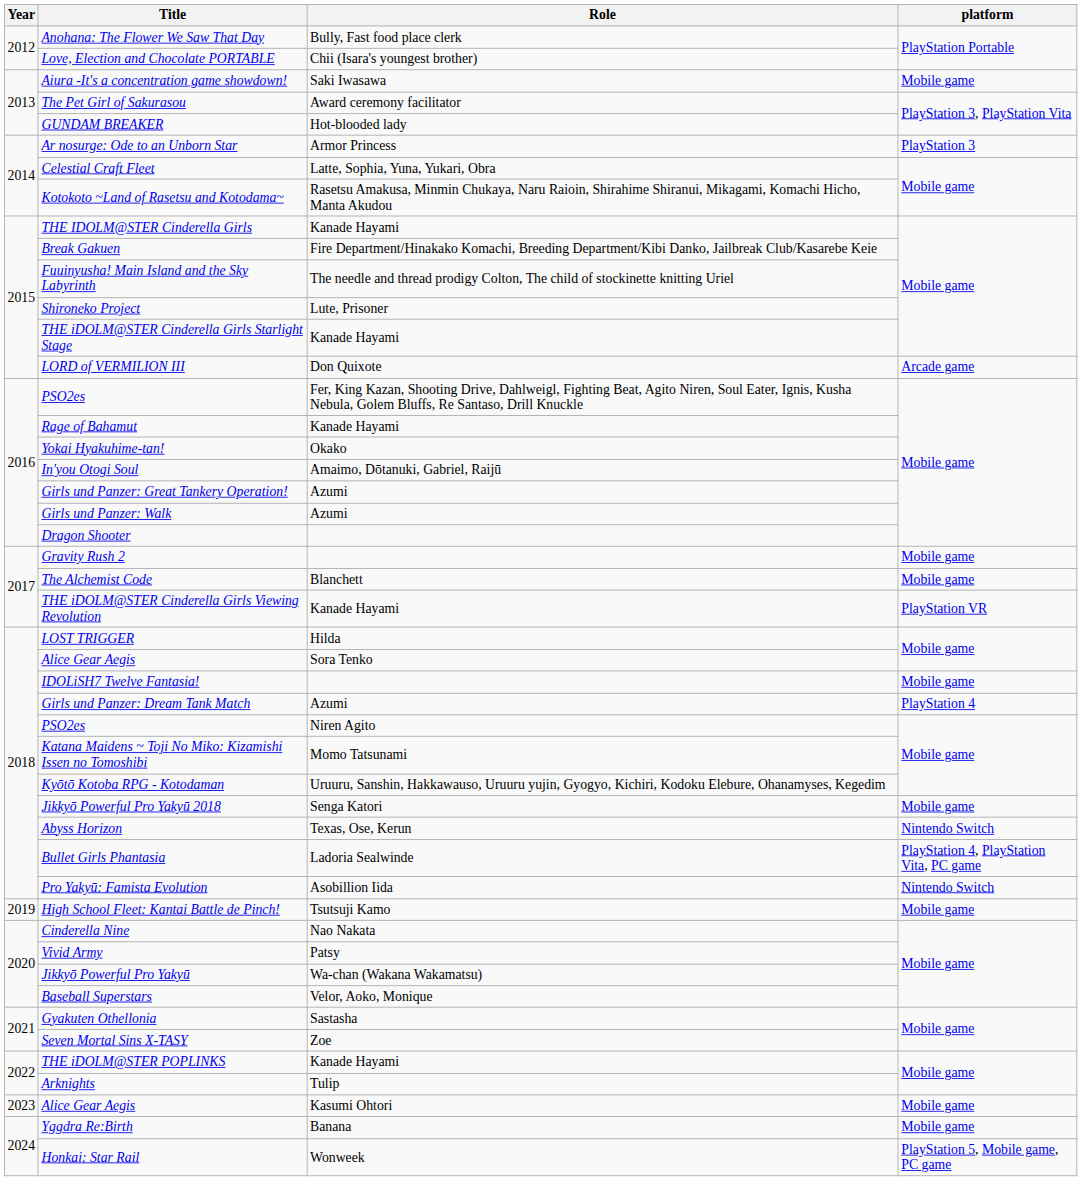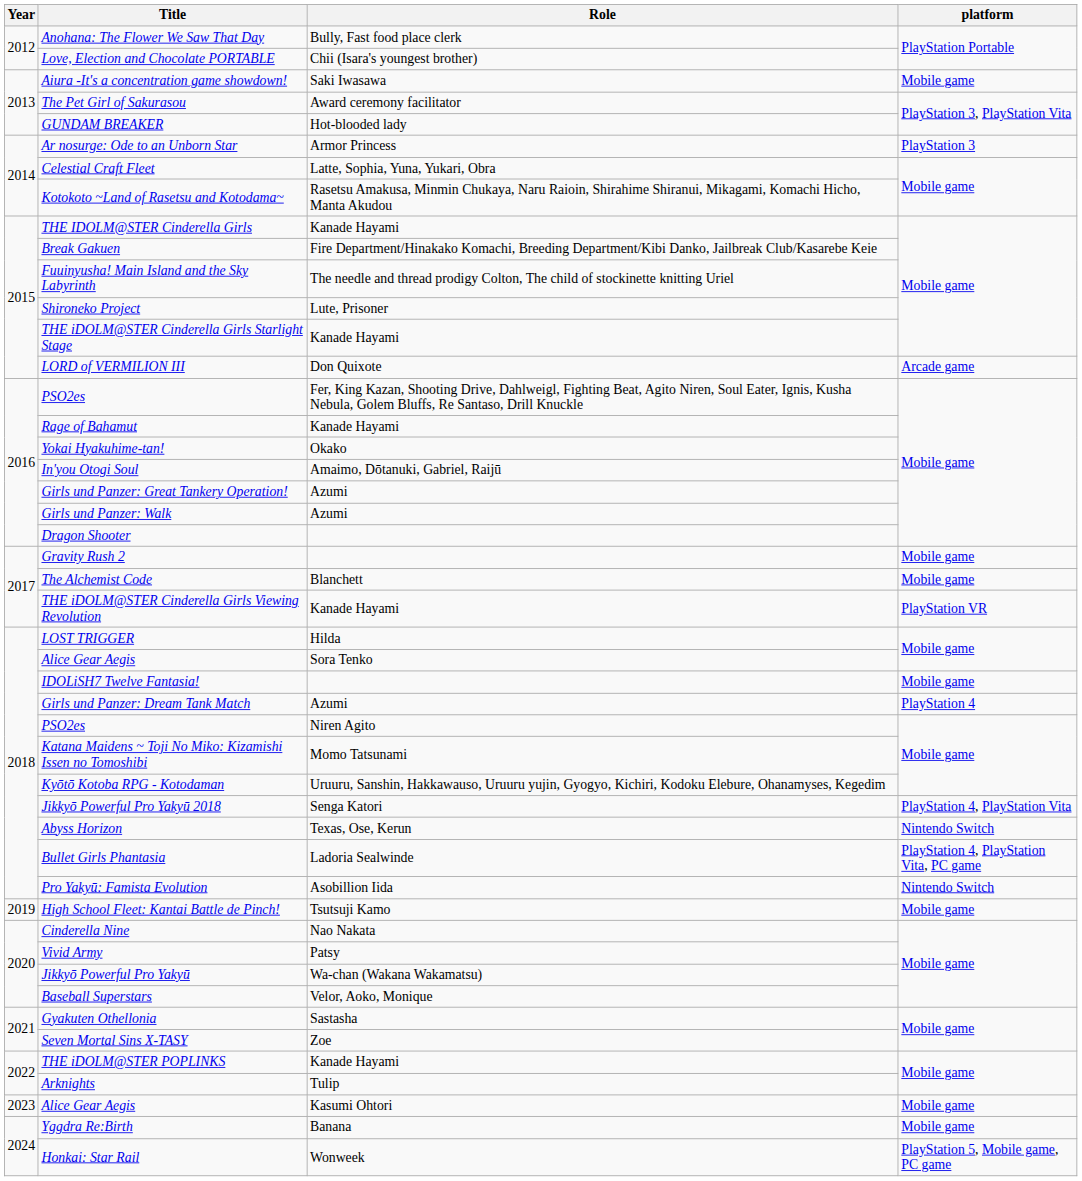(938, 806) Mobile game -> (986, 806) PlayStation 4, PlayStation Vita
